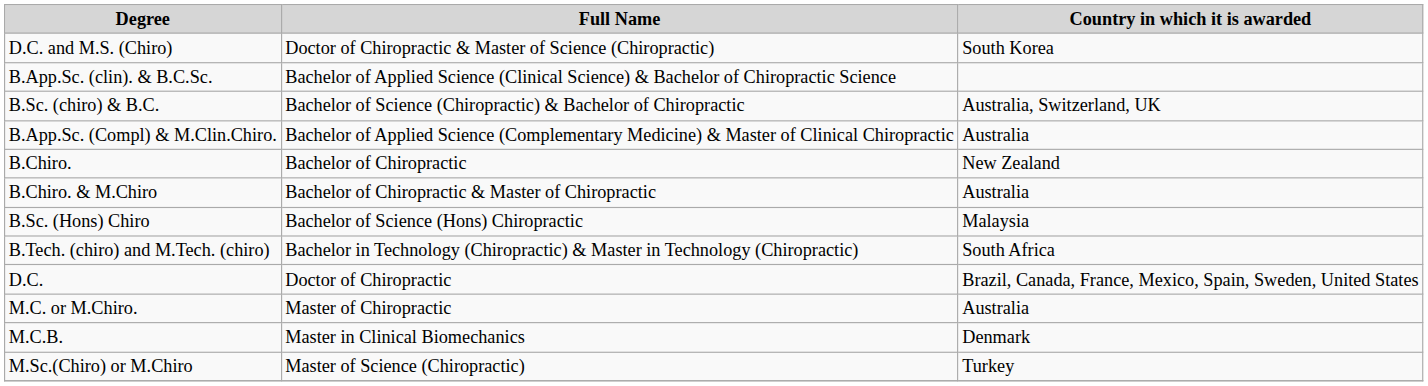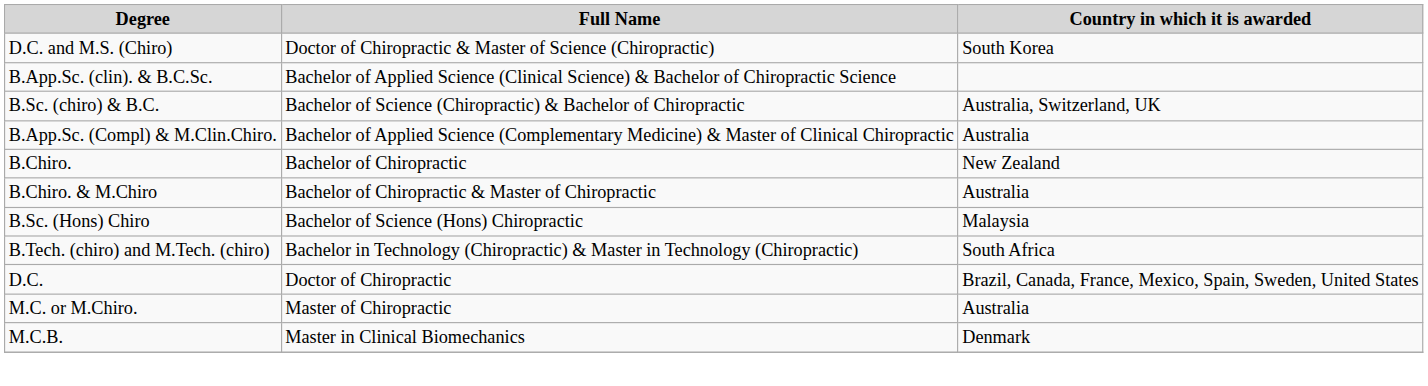- row: (101, 366)
